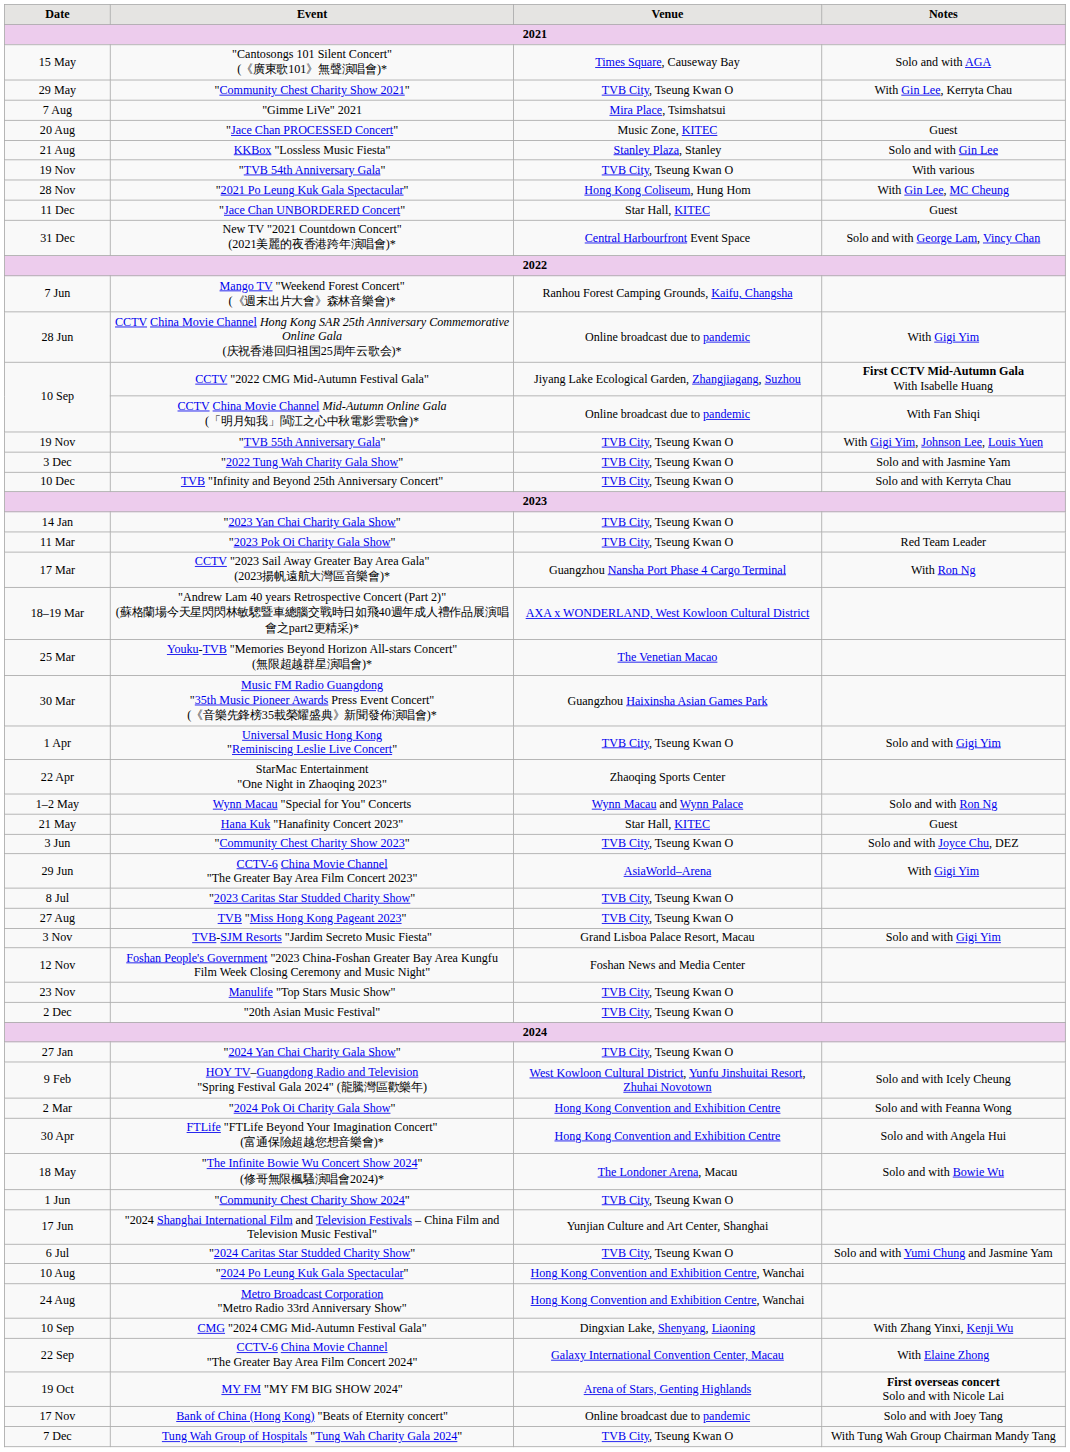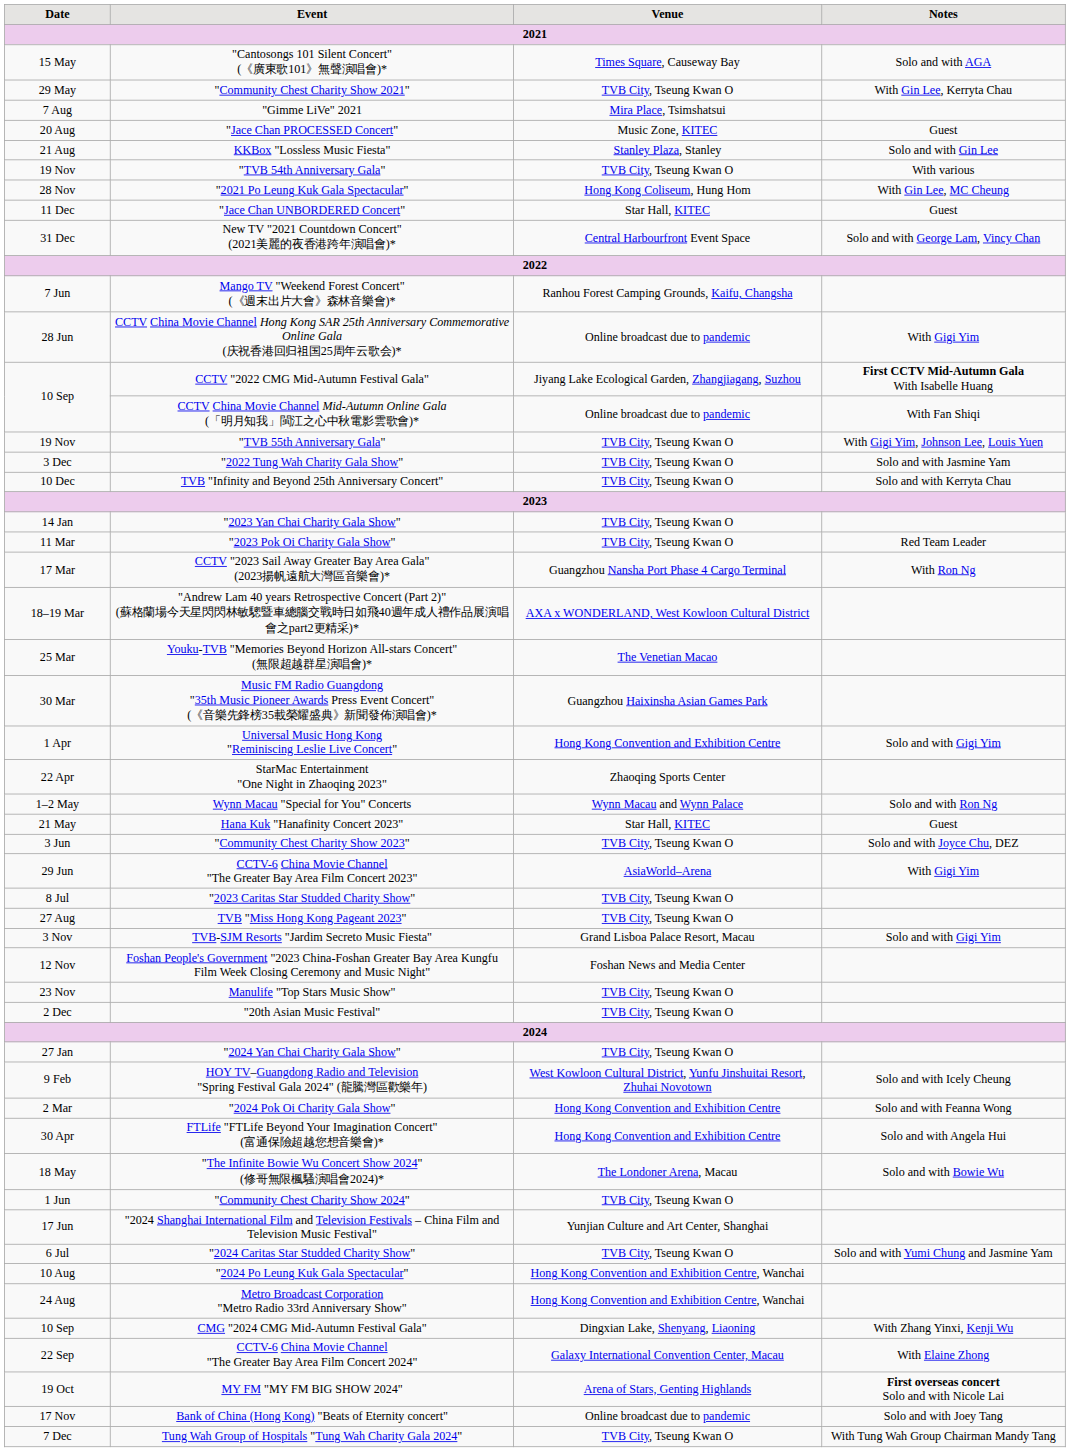(667, 743) TVB City, Tseung Kwan O -> (667, 743) Hong Kong Convention and Exhibition Centre
